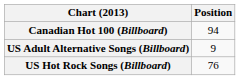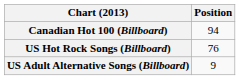rows swapped: (98, 65) <-> (98, 48)
